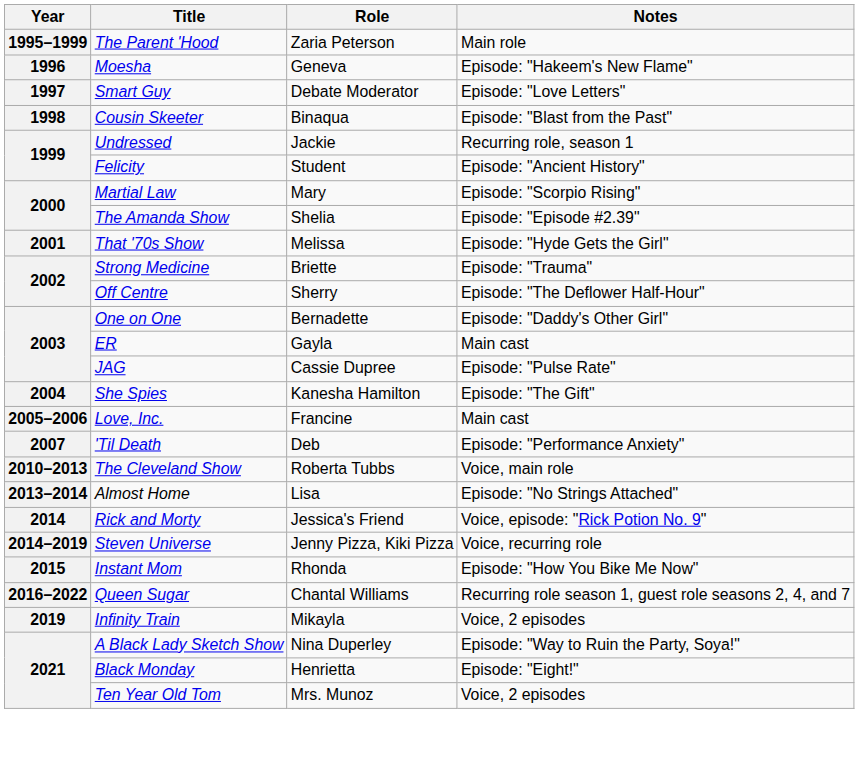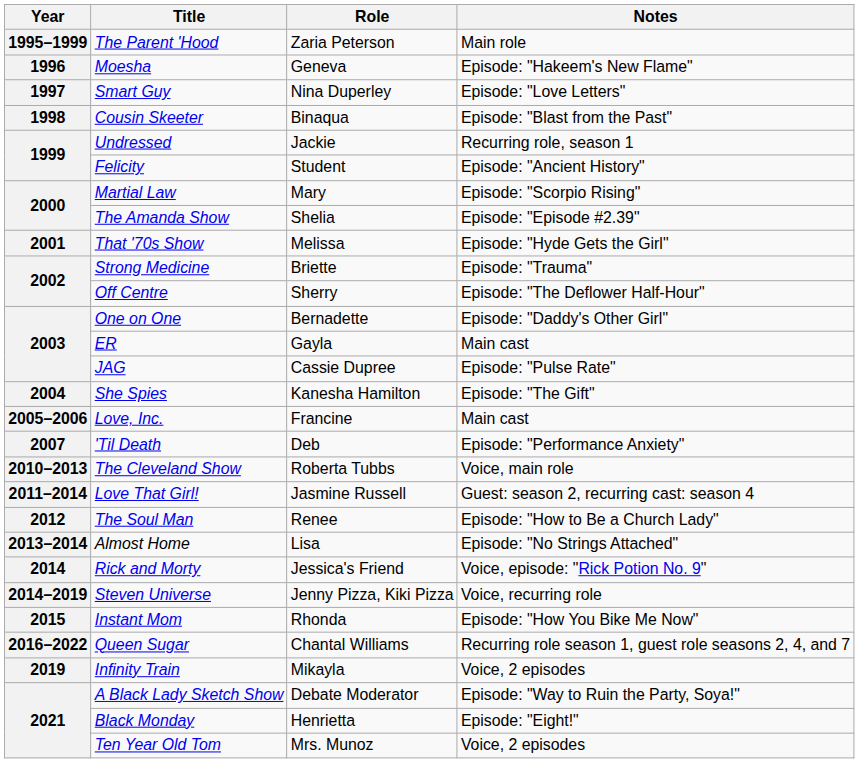(355, 92) Debate Moderator -> (341, 92) Nina Duperley
+ row: (147, 494)
+ row: (144, 519)
(341, 645) Nina Duperley -> (355, 695) Debate Moderator
